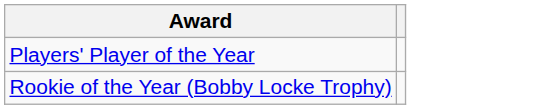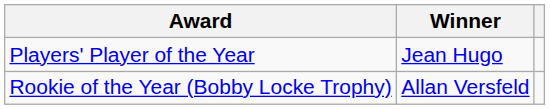+ column: (465, 21)
